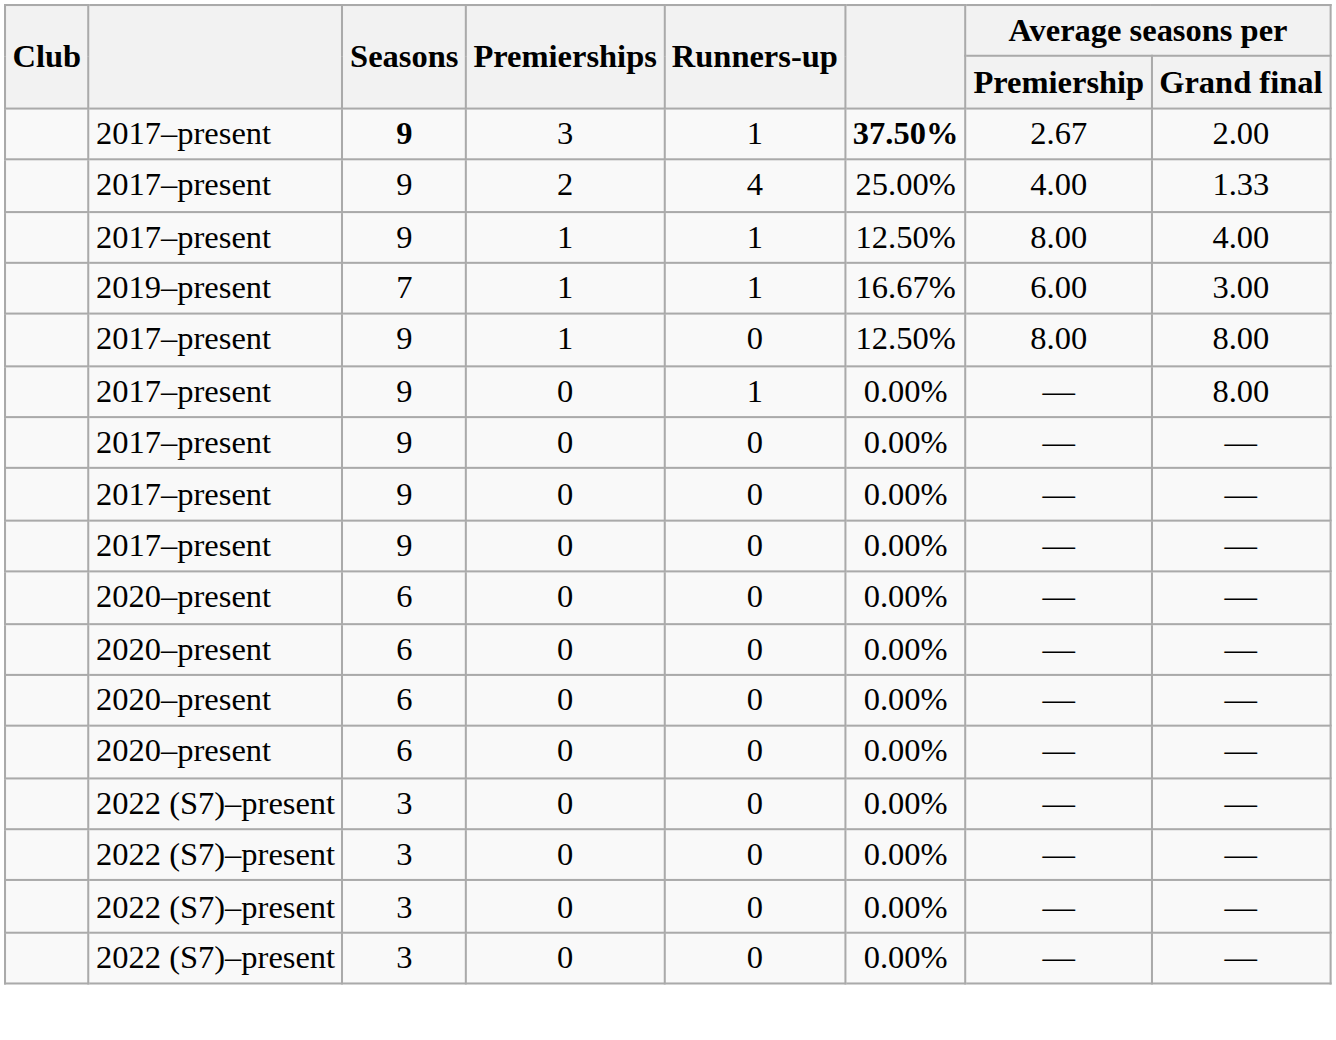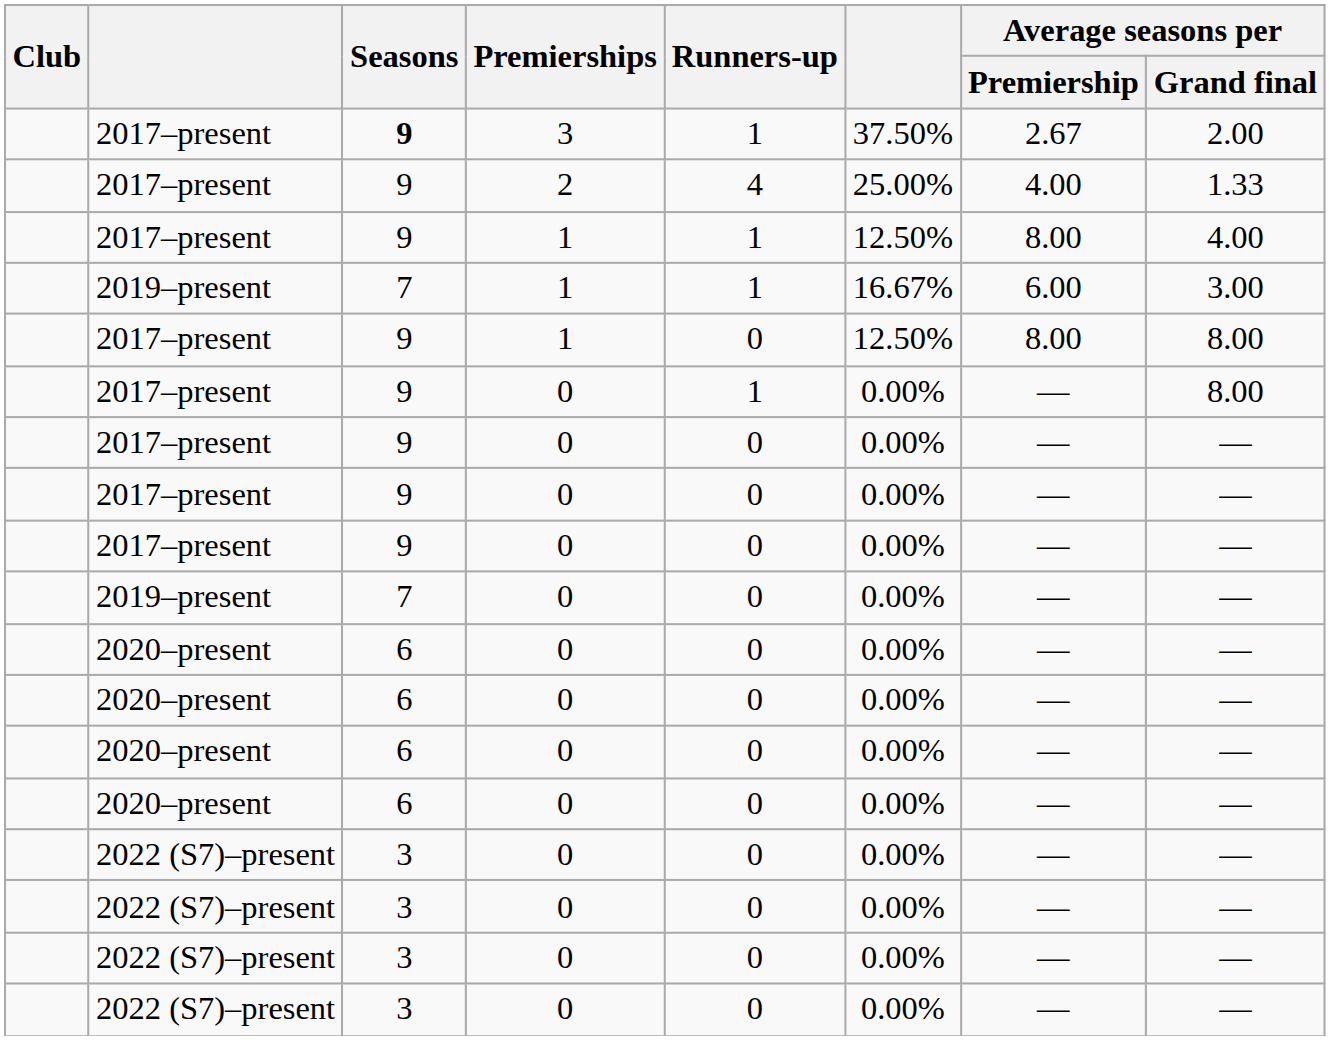(906, 133) bold -> (903, 133) normal
+ row: (184, 596)
